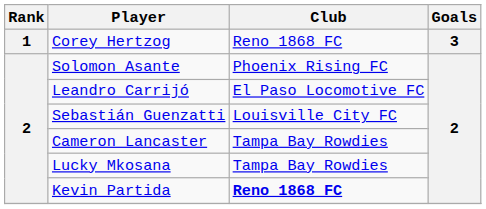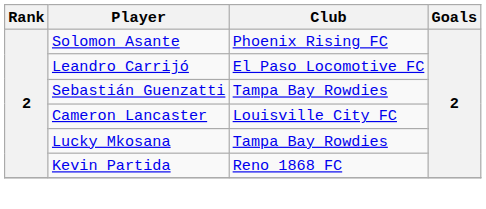- row: (111, 42)
(315, 116) Louisville City FC -> (310, 91) Tampa Bay Rowdies
(310, 141) Tampa Bay Rowdies -> (315, 116) Louisville City FC
(287, 191) bold -> (287, 166) normal
